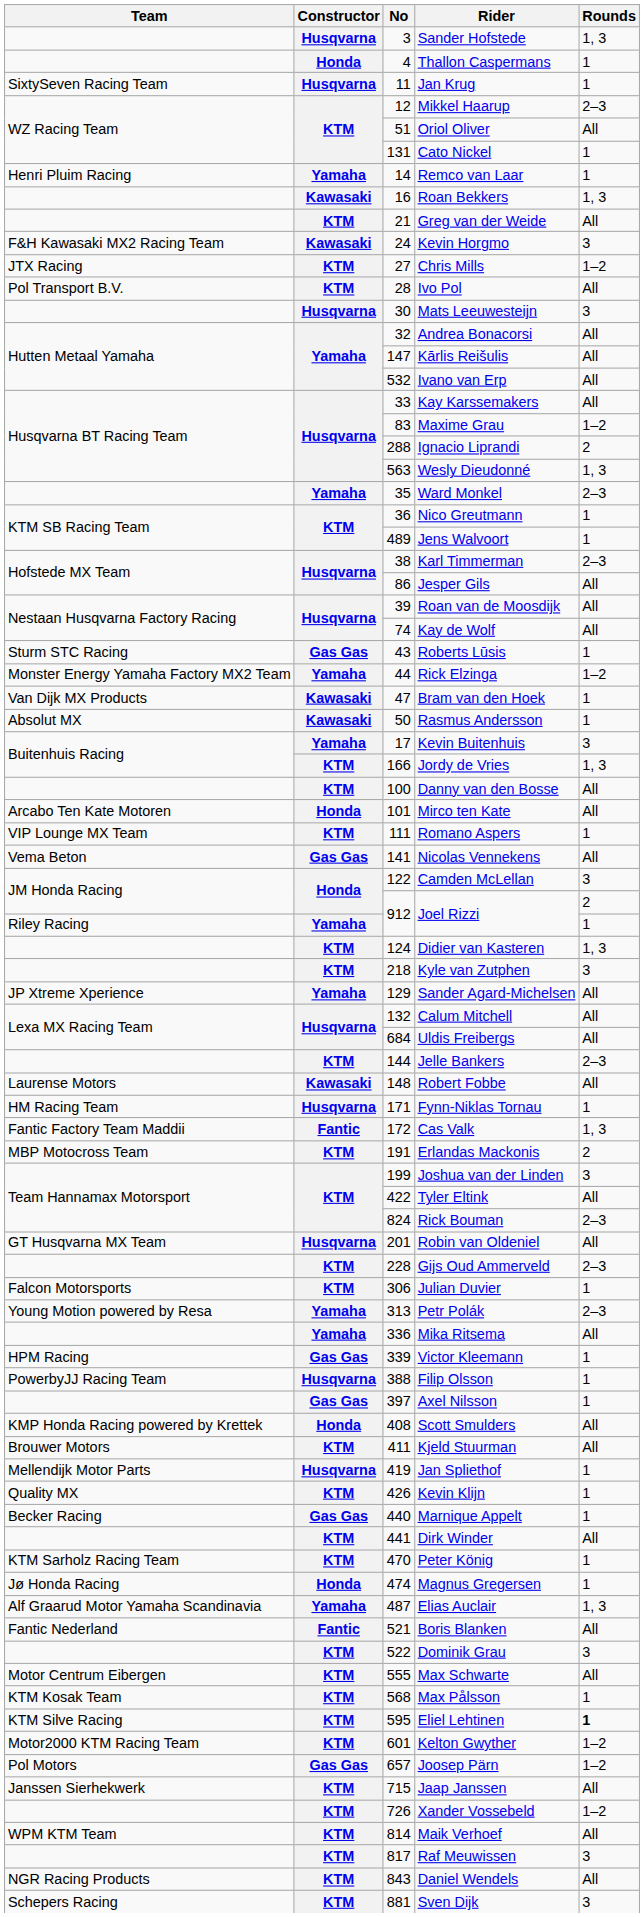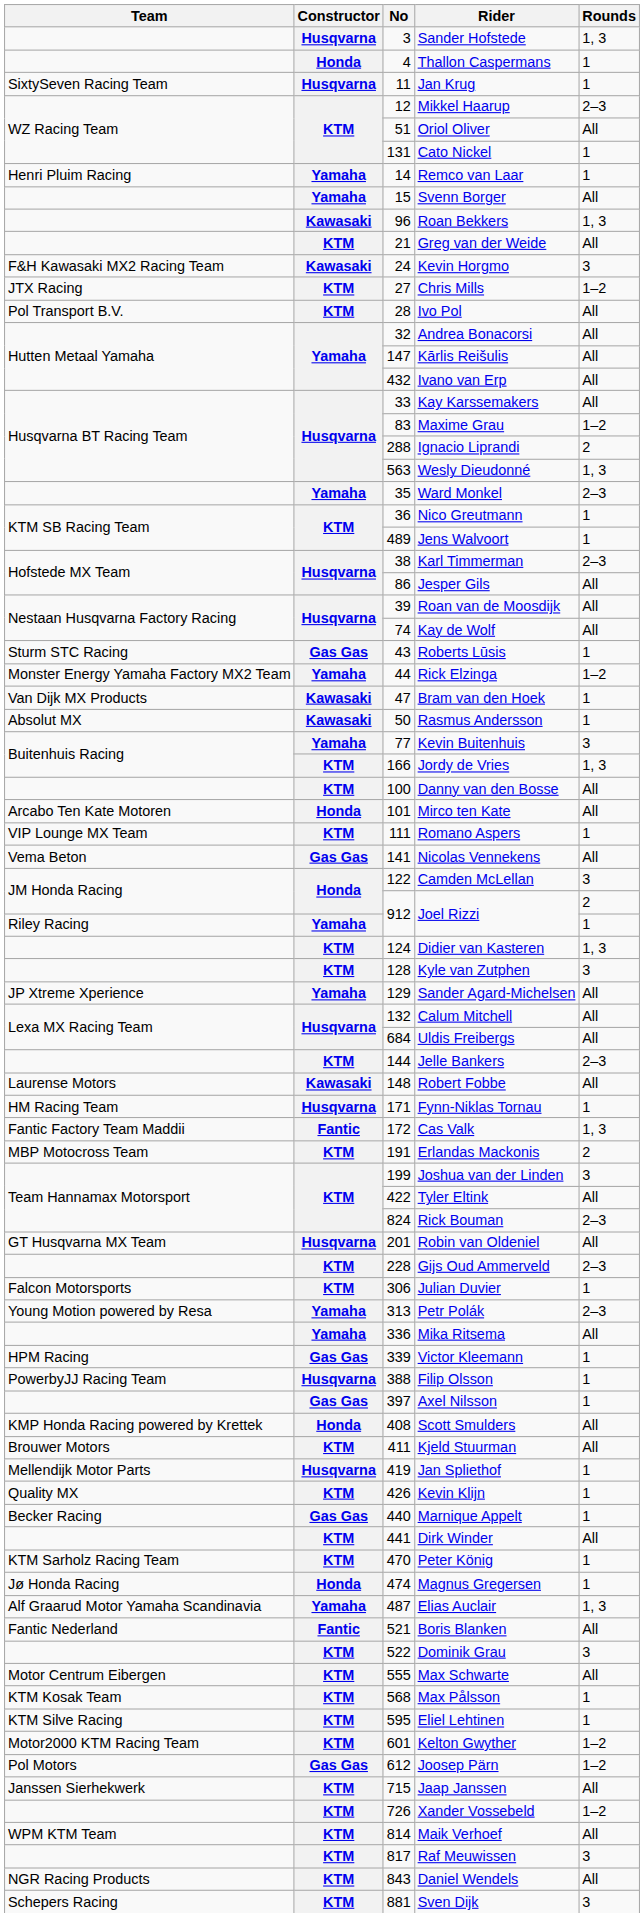+ row: (149, 197)
(403, 197) 16 -> (403, 220) 96
- row: (149, 311)
(399, 379) 532 -> (399, 379) 432
(403, 743) 17 -> (403, 743) 77
(399, 970) 218 -> (399, 970) 128
(586, 1720) bold -> (586, 1720) normal
(399, 1765) 657 -> (399, 1765) 612
